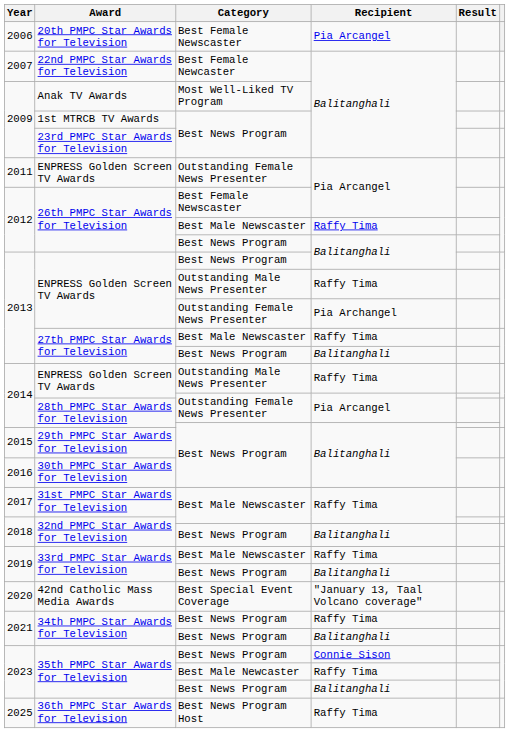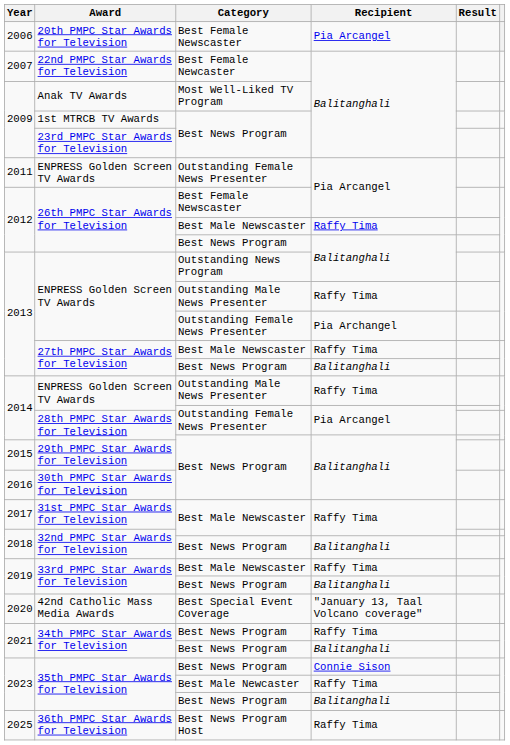(232, 261) Best News Program -> (229, 267) Outstanding News Program
